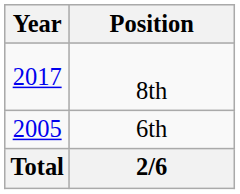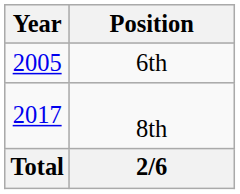rows swapped: (152, 129) <-> (152, 90)
